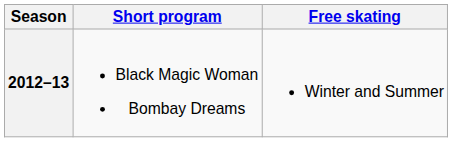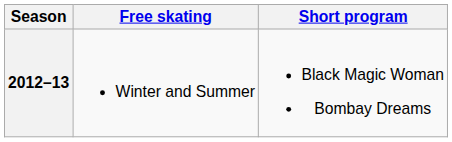columns swapped: (167, 16) <-> (355, 16)
